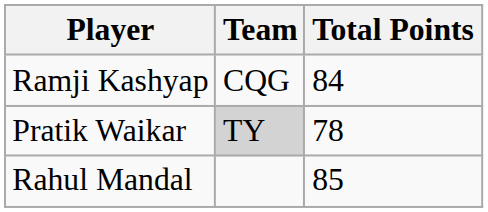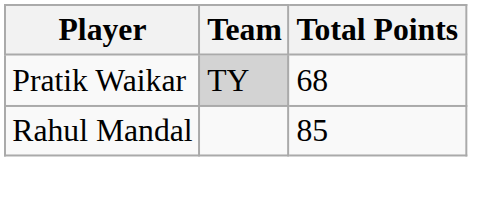- row: (110, 79)
(328, 130) 78 -> (312, 79) 68
